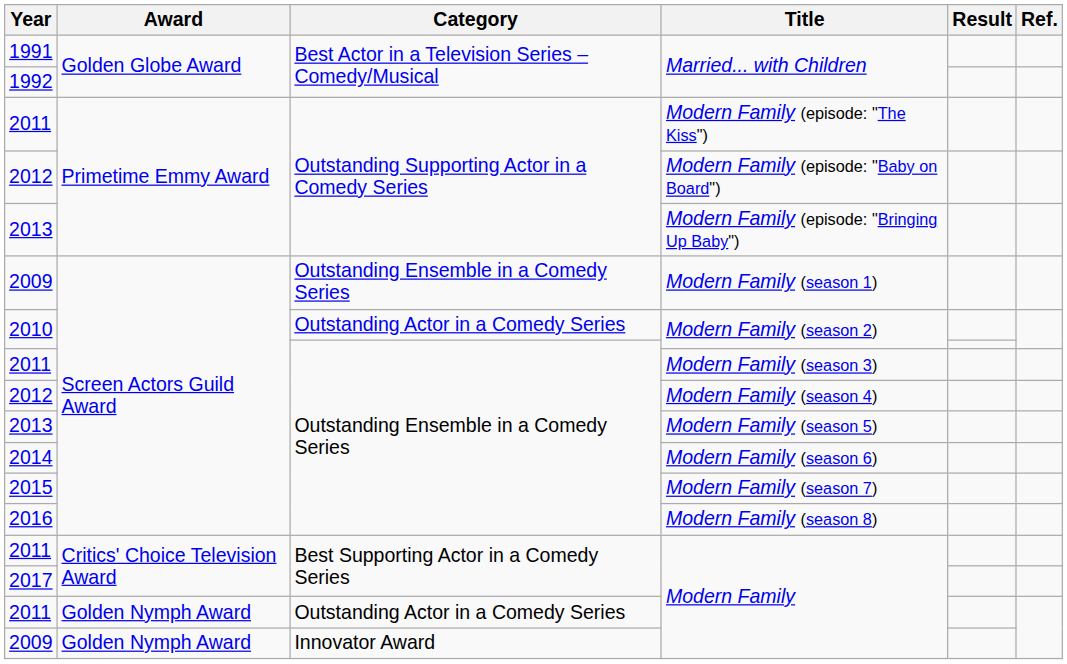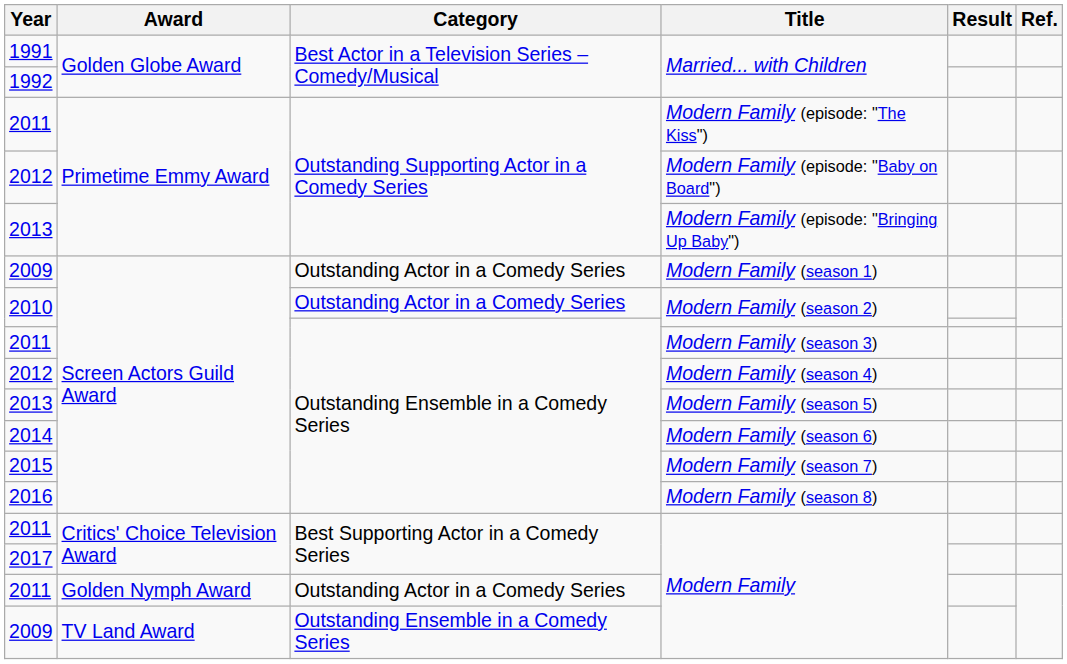(451, 282) Outstanding Ensemble in a Comedy Series -> (460, 271) Outstanding Actor in a Comedy Series
(156, 643) Golden Nymph Award -> (128, 632) TV Land Award
(365, 643) Innovator Award -> (451, 632) Outstanding Ensemble in a Comedy Series
